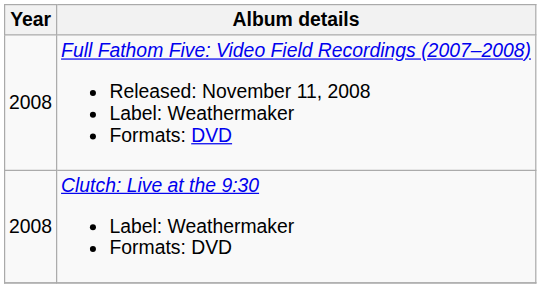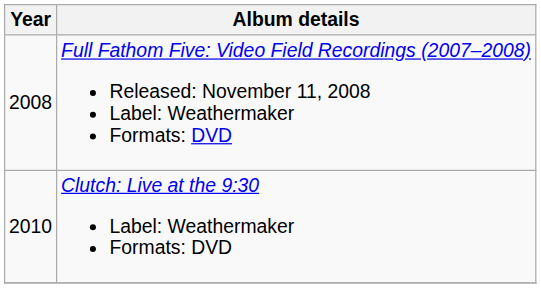(31, 226) 2008 -> (31, 226) 2010
